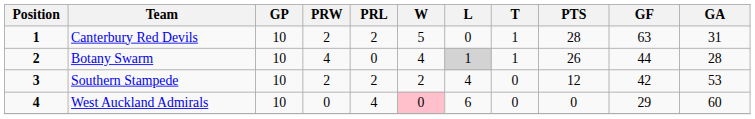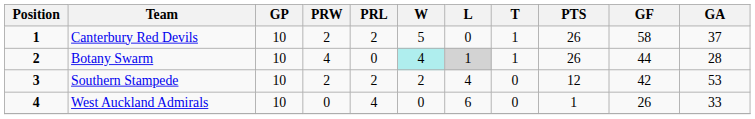(574, 37) 28 -> (574, 37) 26
(644, 37) 63 -> (644, 37) 58
(715, 37) 31 -> (715, 37) 37
(421, 59) no background -> (421, 59) paleturquoise background
(421, 102) pink background -> (421, 102) no background
(574, 102) 0 -> (574, 102) 1
(644, 102) 29 -> (644, 102) 26
(715, 102) 60 -> (715, 102) 33
